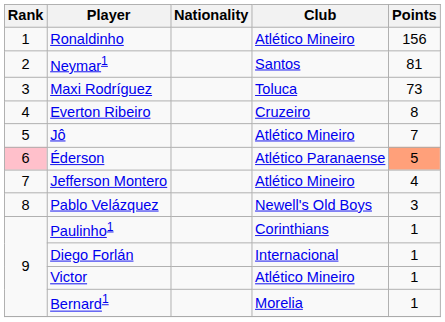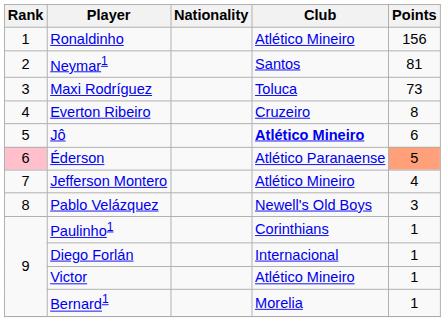(305, 135) normal -> (310, 135) bold
(414, 135) 7 -> (414, 135) 6
